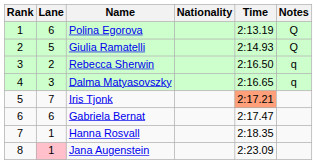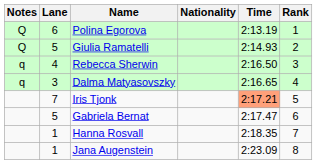columns swapped: (20, 13) <-> (294, 13)
(51, 64) 2 -> (55, 64) 4
(51, 116) 6 -> (55, 116) 5
(51, 151) pink background -> (55, 151) no background
